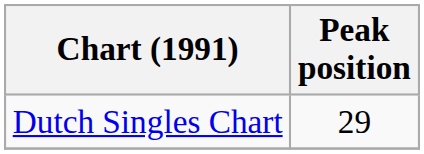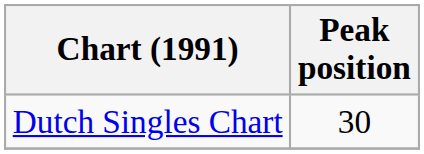(354, 121) 29 -> (354, 121) 30
